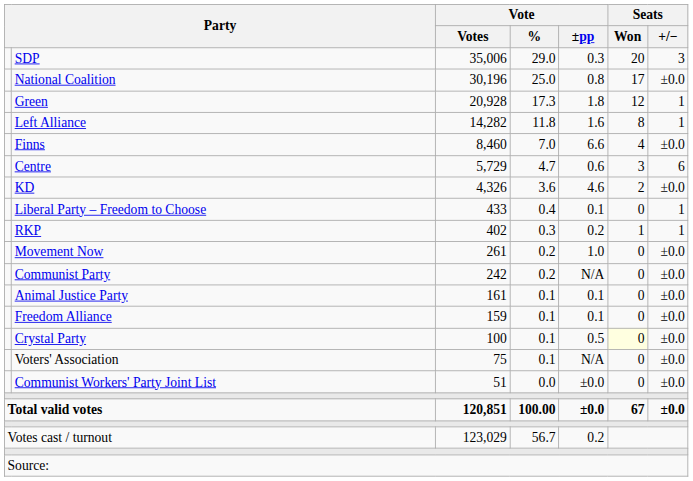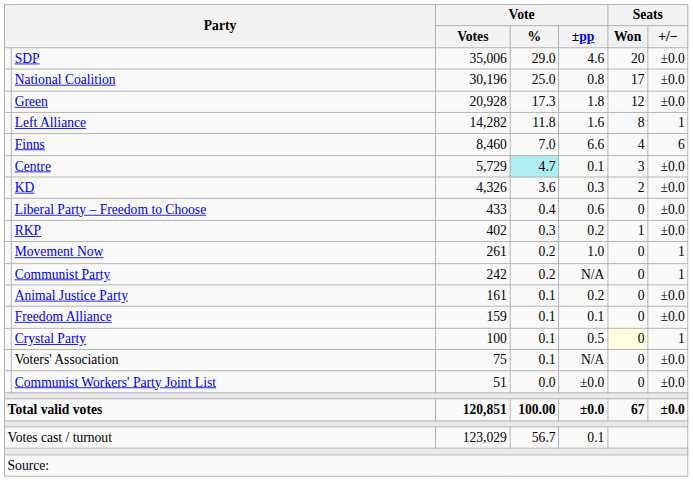(596, 58) 0.3 -> (596, 58) 4.6
(682, 58) 3 -> (673, 58) ±0.0
(682, 101) 1 -> (673, 101) ±0.0
(673, 144) ±0.0 -> (682, 144) 6
(547, 166) no background -> (547, 166) paleturquoise background
(596, 166) 0.6 -> (596, 166) 0.1
(682, 166) 6 -> (673, 166) ±0.0
(596, 187) 4.6 -> (596, 187) 0.3
(596, 209) 0.1 -> (596, 209) 0.6
(682, 209) 1 -> (673, 209) ±0.0
(682, 230) 1 -> (673, 230) ±0.0
(673, 252) ±0.0 -> (682, 252) 1
(673, 274) ±0.0 -> (682, 274) 1
(596, 295) 0.1 -> (596, 295) 0.2
(673, 338) ±0.0 -> (682, 338) 1
(596, 437) 0.2 -> (596, 437) 0.1
